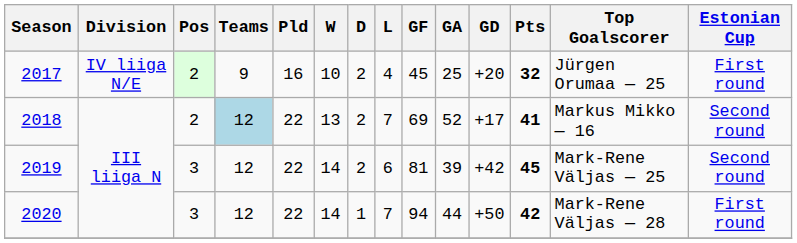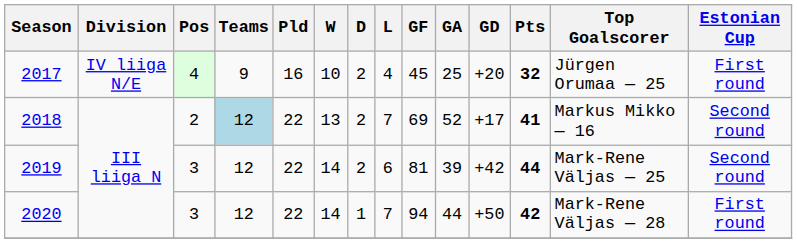(194, 75) 2 -> (194, 75) 4
(530, 168) 45 -> (530, 168) 44
